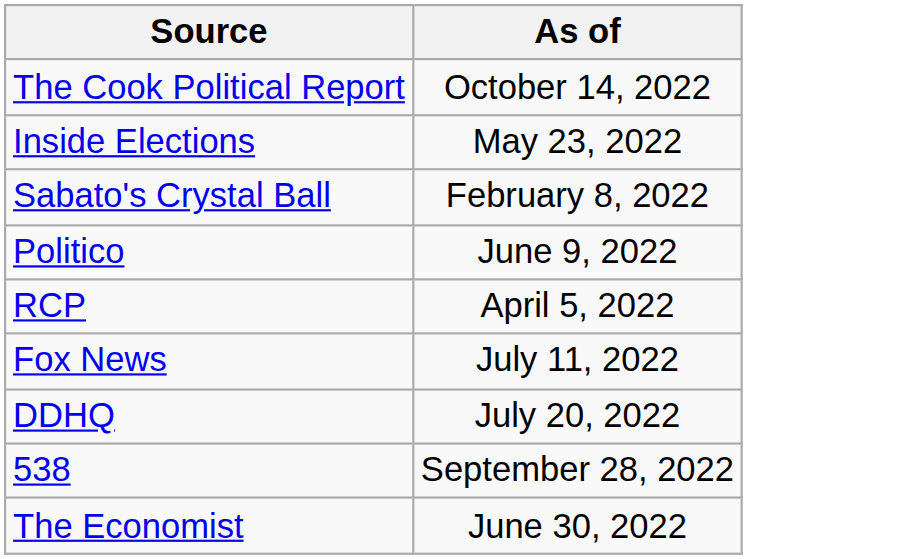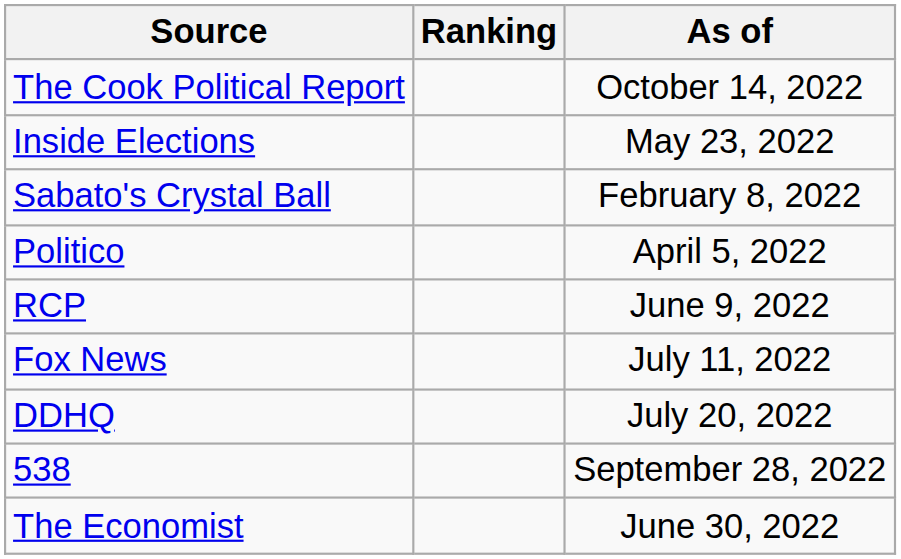+ column: (489, 31)
(577, 251) June 9, 2022 -> (730, 251) April 5, 2022
(577, 305) April 5, 2022 -> (730, 305) June 9, 2022
